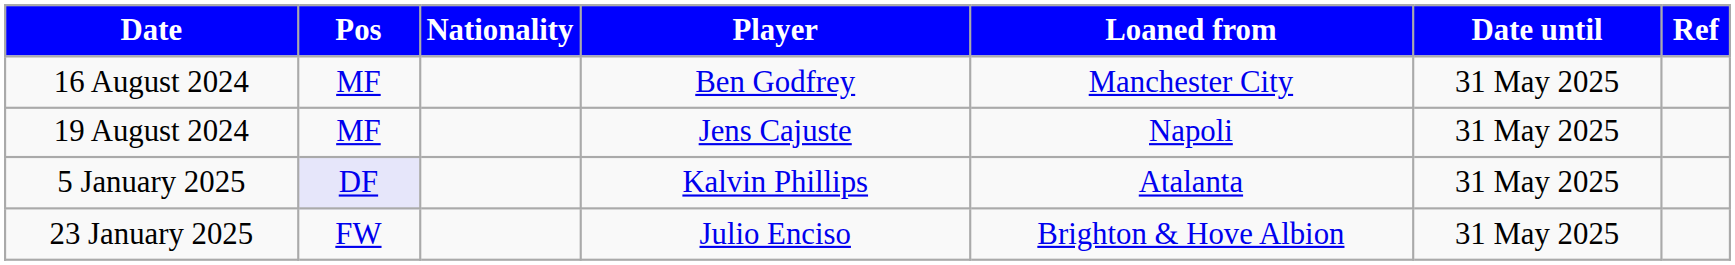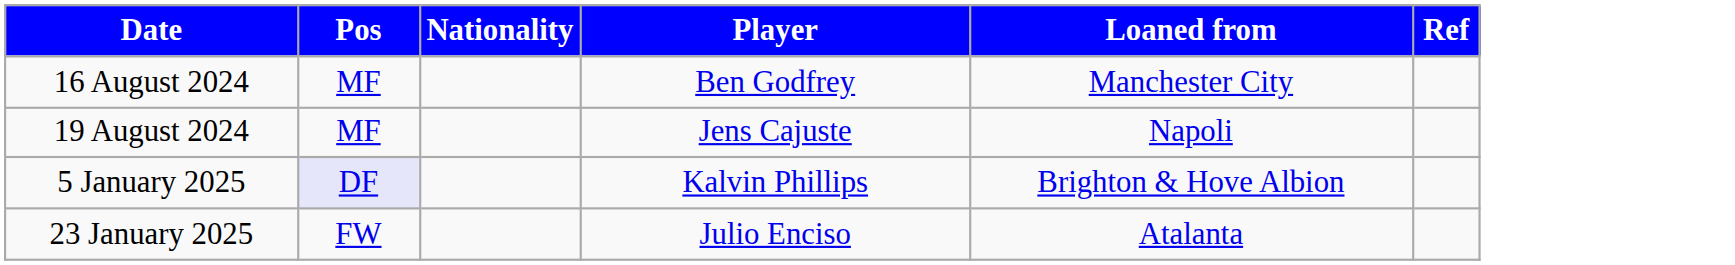- column: (1537, 30)
(1191, 182) Atalanta -> (1191, 182) Brighton & Hove Albion
(1191, 233) Brighton & Hove Albion -> (1191, 233) Atalanta
